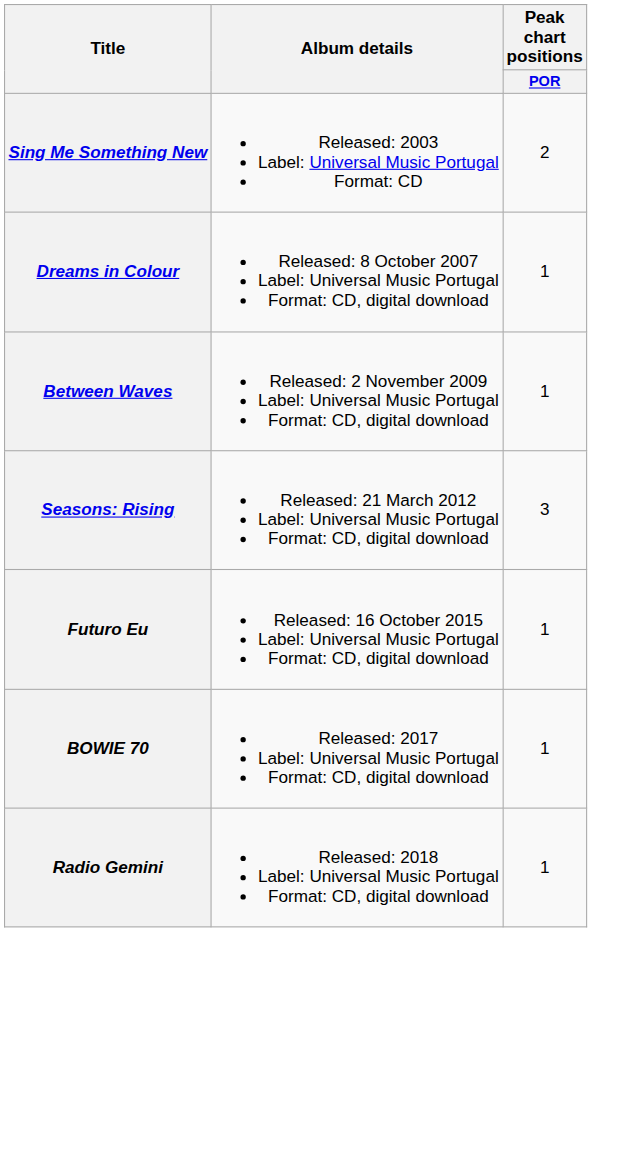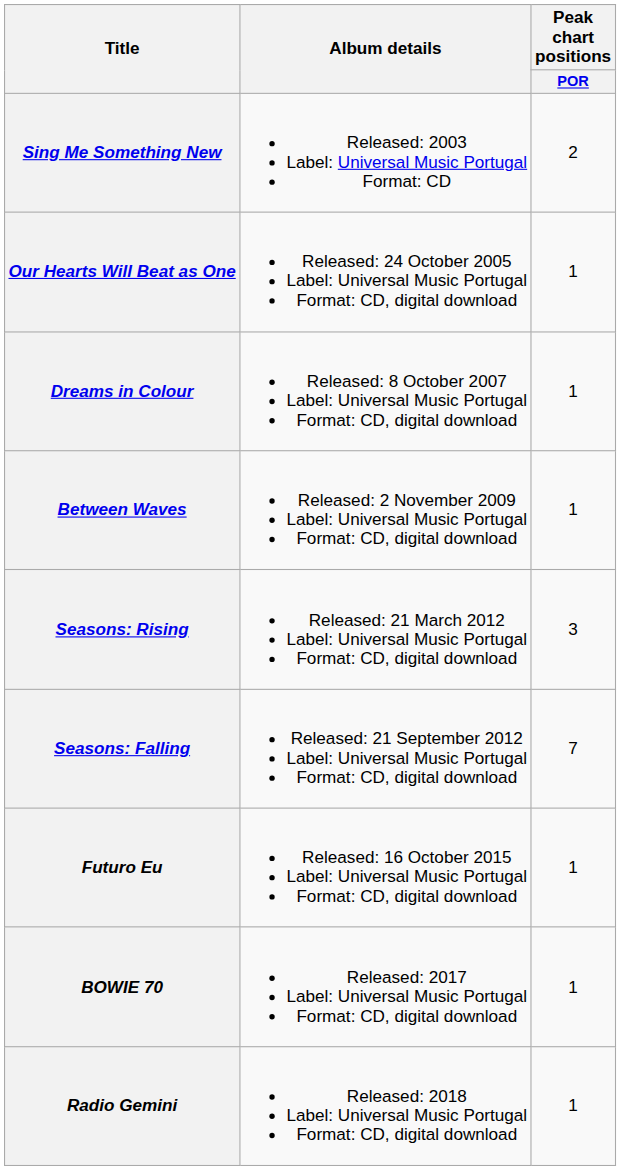+ row: (122, 271)
+ row: (122, 748)
